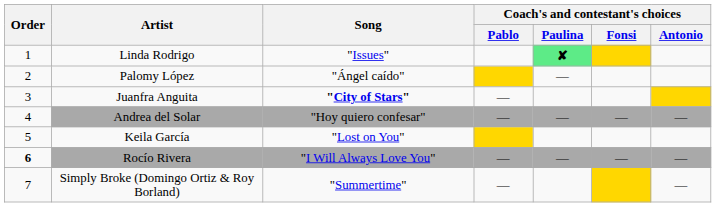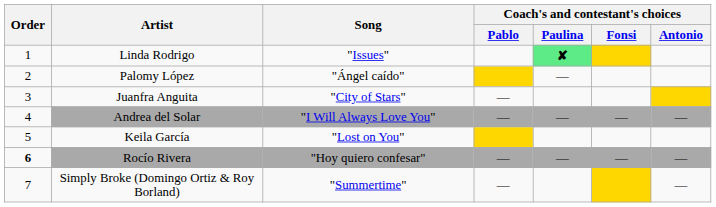(368, 96) bold -> (368, 96) normal
(368, 116) "Hoy quiero confesar" -> (368, 116) "I Will Always Love You"
(368, 157) "I Will Always Love You" -> (368, 157) "Hoy quiero confesar"
